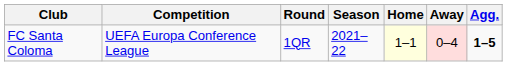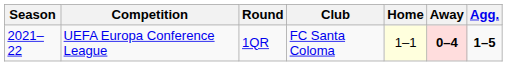columns swapped: (356, 14) <-> (53, 14)
(447, 43) normal -> (447, 43) bold
